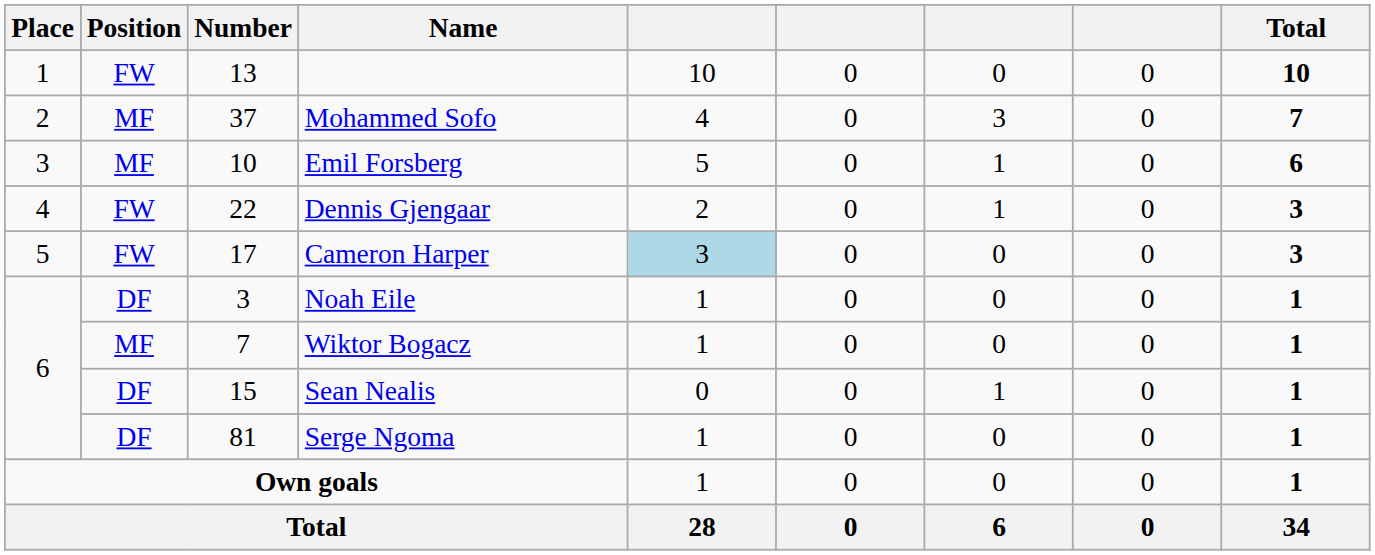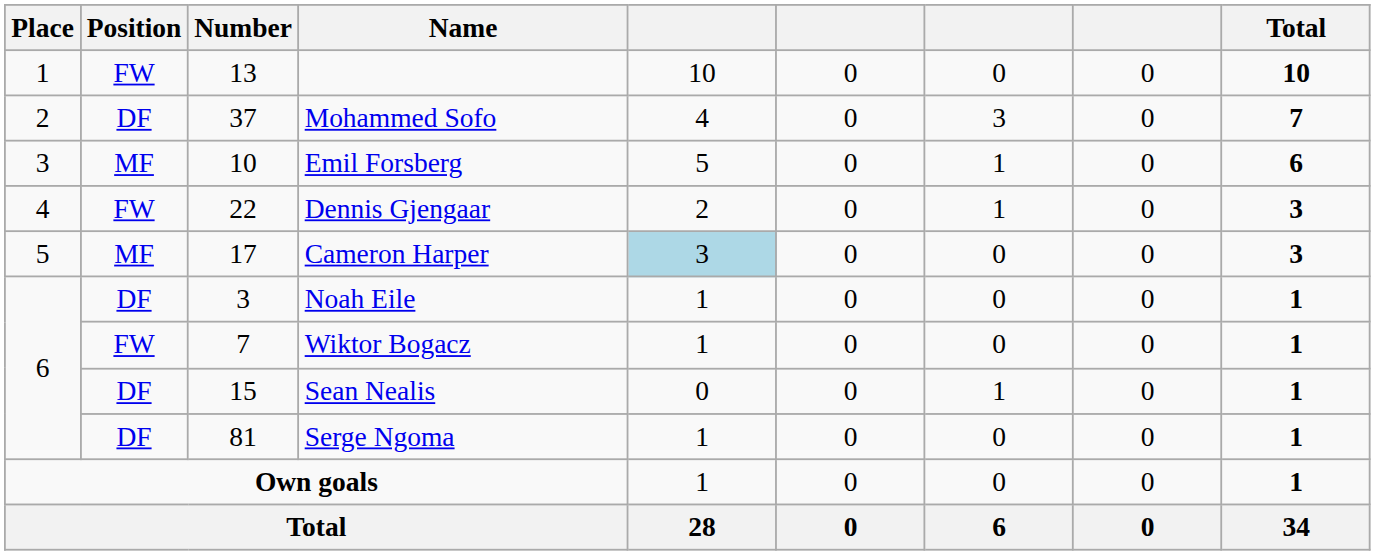(134, 118) MF -> (134, 118) DF
(134, 254) FW -> (134, 254) MF
(134, 344) MF -> (134, 344) FW
